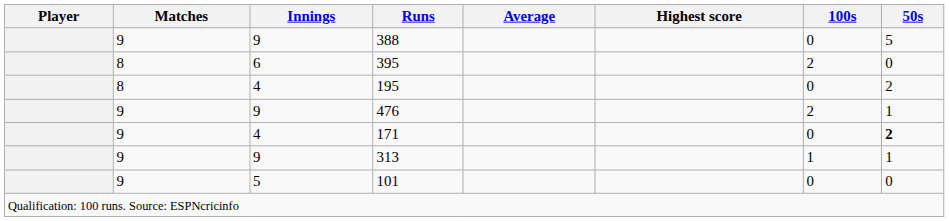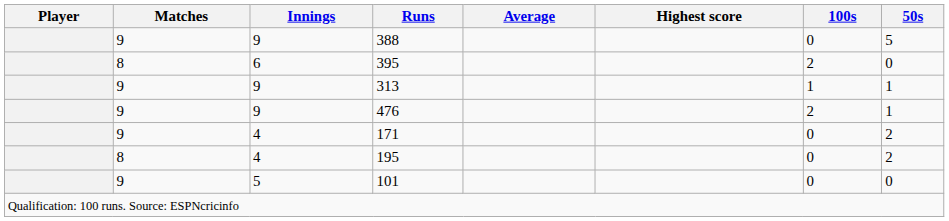rows swapped: (388, 87) <-> (388, 157)
(889, 134) bold -> (889, 134) normal
